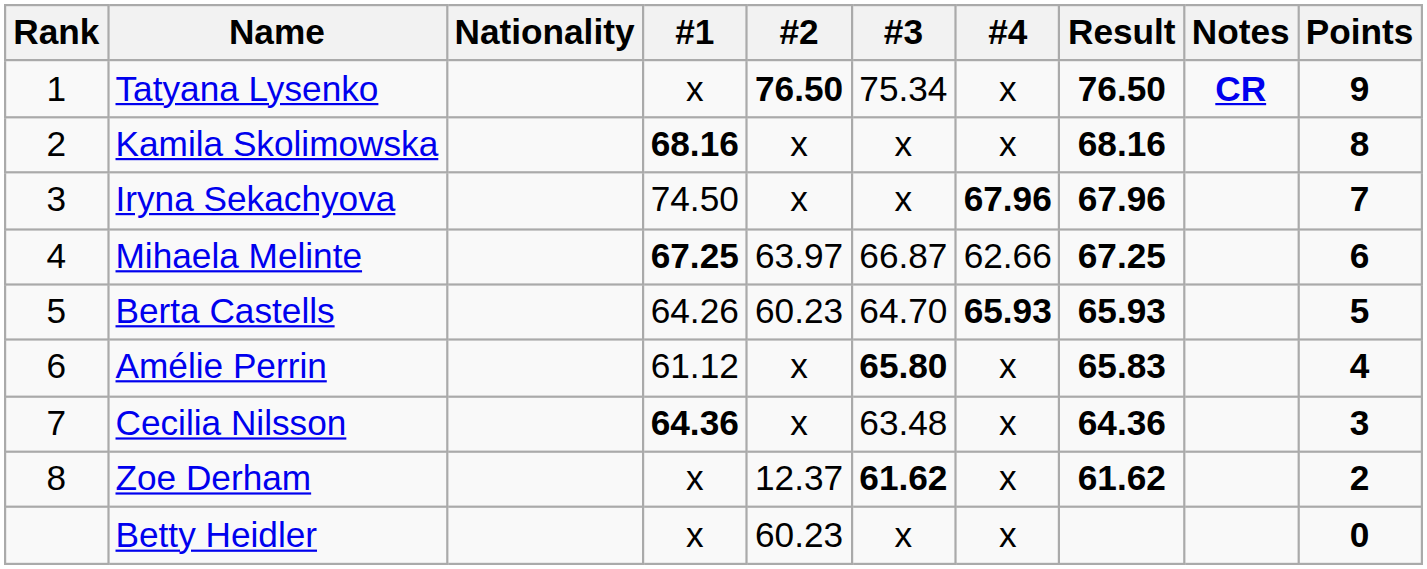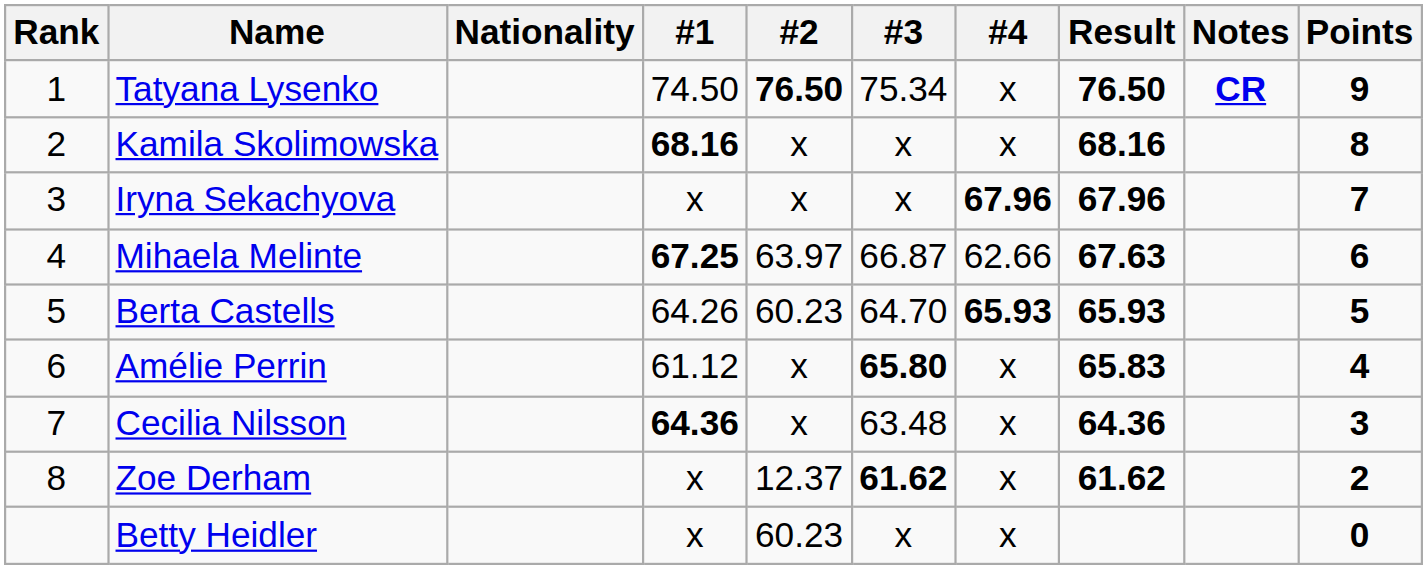(695, 88) x -> (695, 88) 74.50
(695, 199) 74.50 -> (695, 199) x
(1122, 255) 67.25 -> (1122, 255) 67.63
